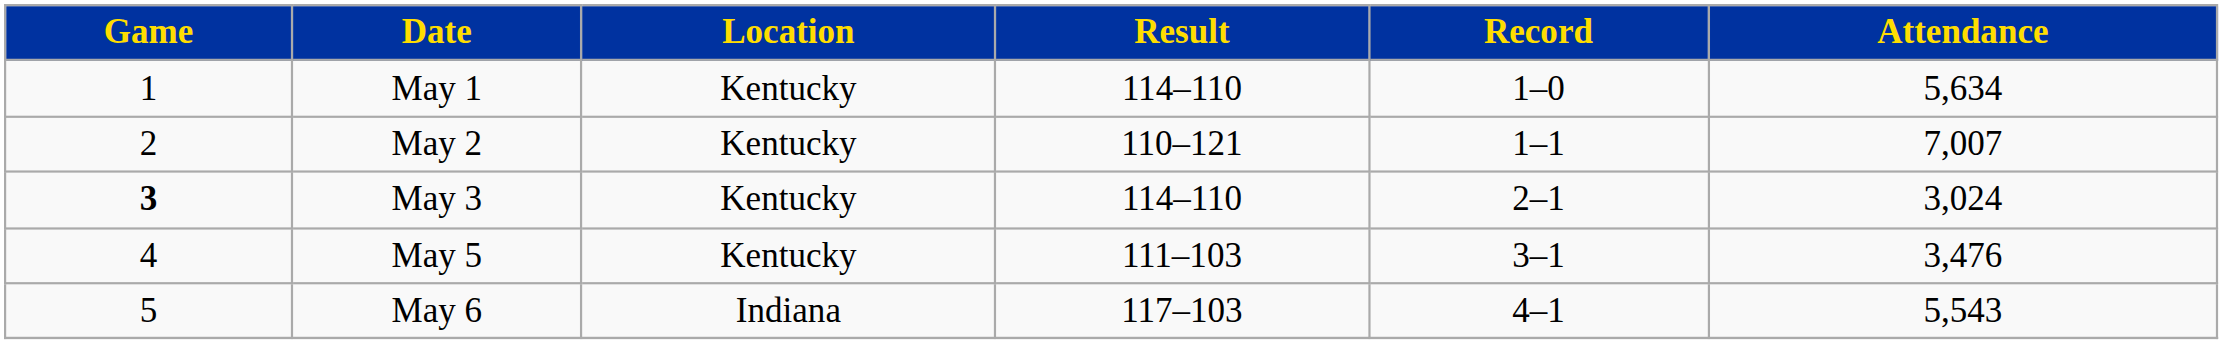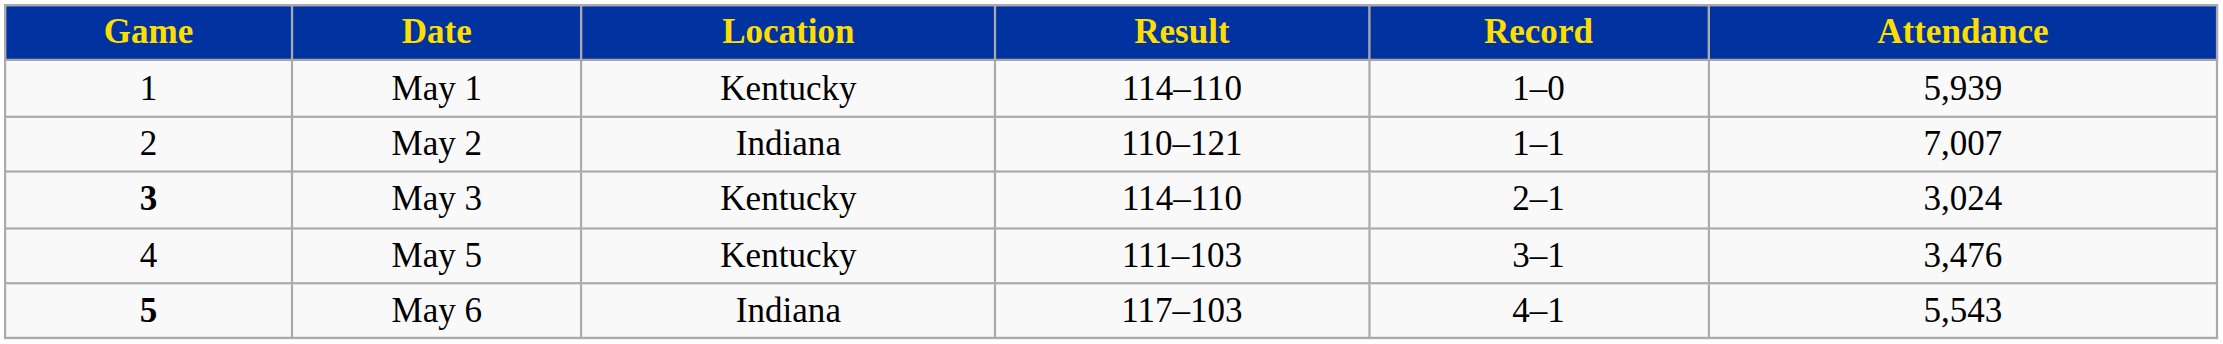(1963, 87) 5,634 -> (1963, 87) 5,939
(788, 143) Kentucky -> (788, 143) Indiana
(149, 310) normal -> (149, 310) bold
